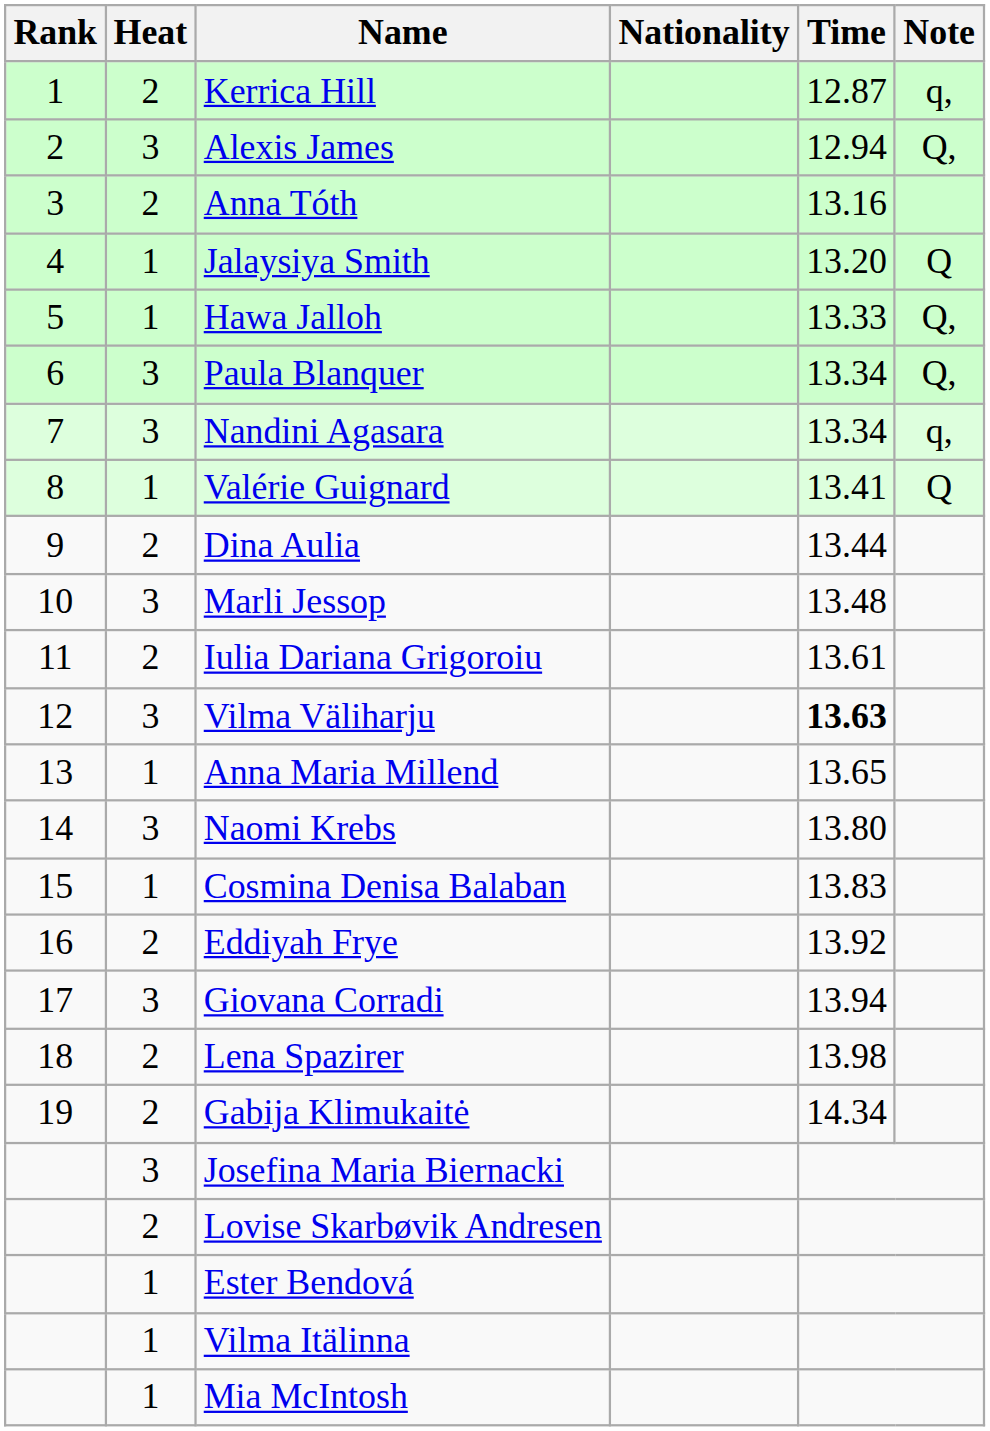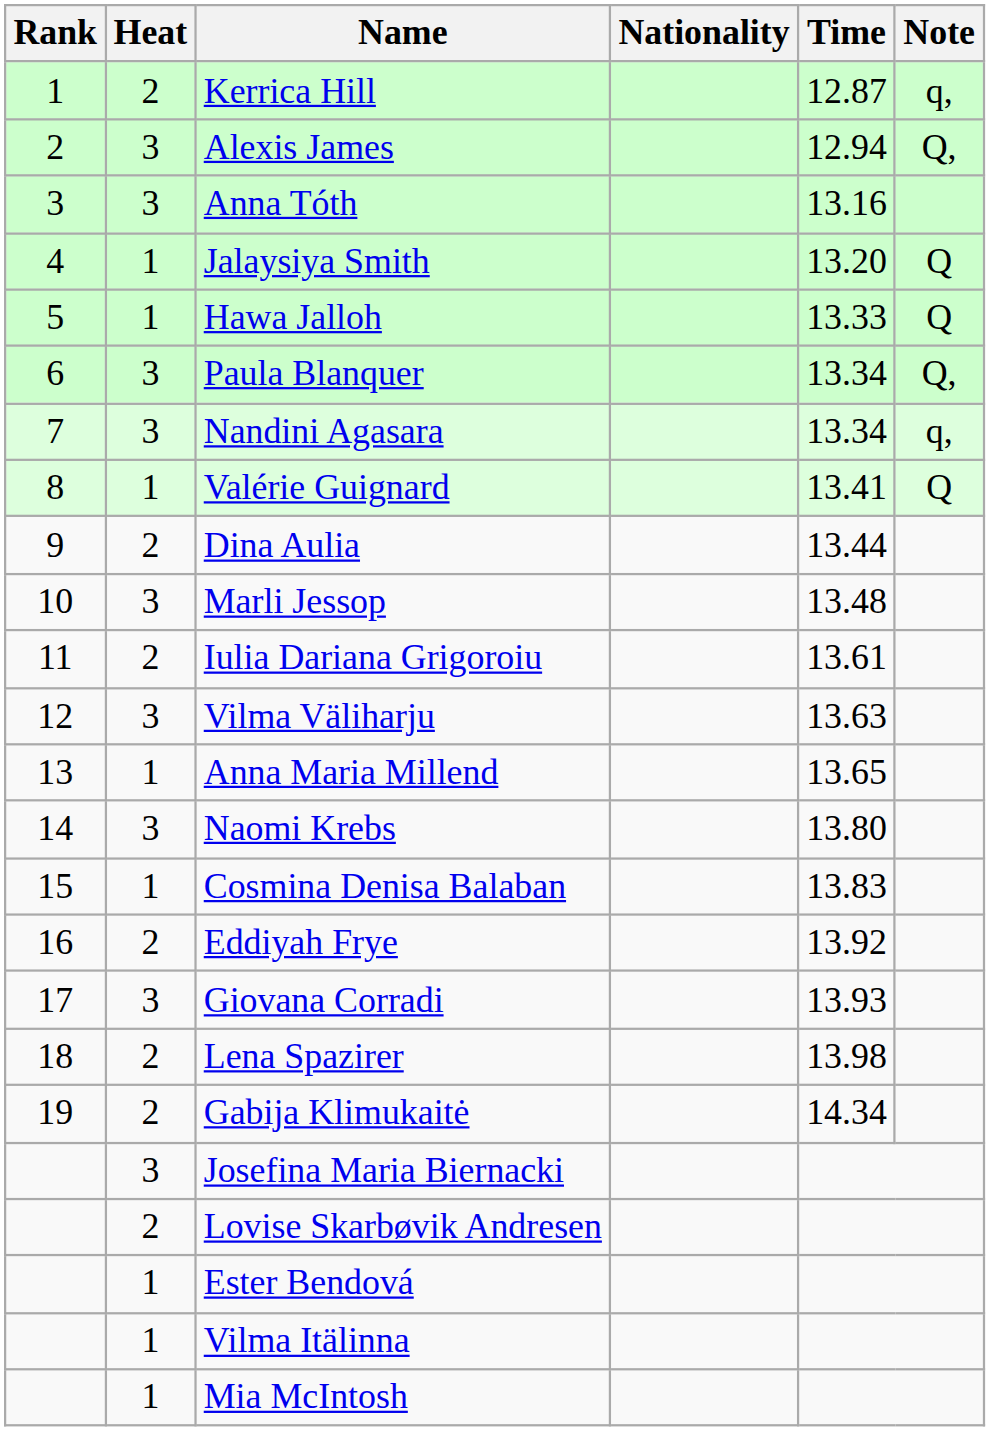(150, 203) 2 -> (150, 203) 3
(939, 317) Q, -> (939, 317) Q
(847, 715) bold -> (847, 714) normal
(847, 999) 13.94 -> (847, 999) 13.93
